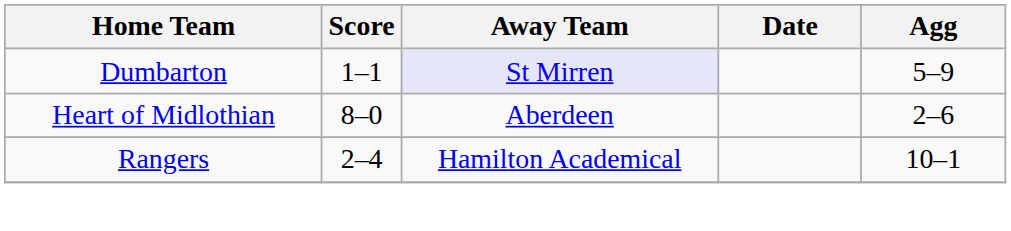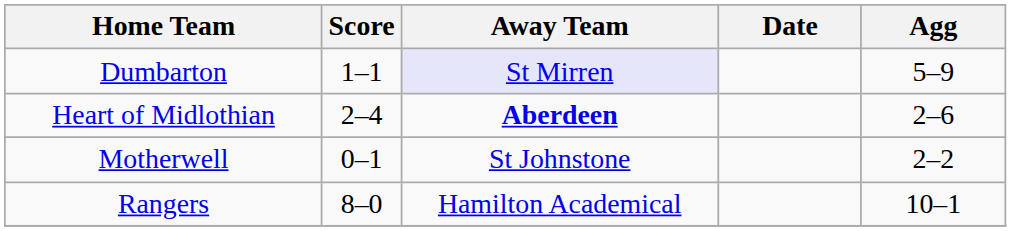(362, 114) 8–0 -> (362, 114) 2–4
(560, 114) normal -> (560, 114) bold
+ row: (164, 159)
(362, 159) 2–4 -> (362, 203) 8–0
